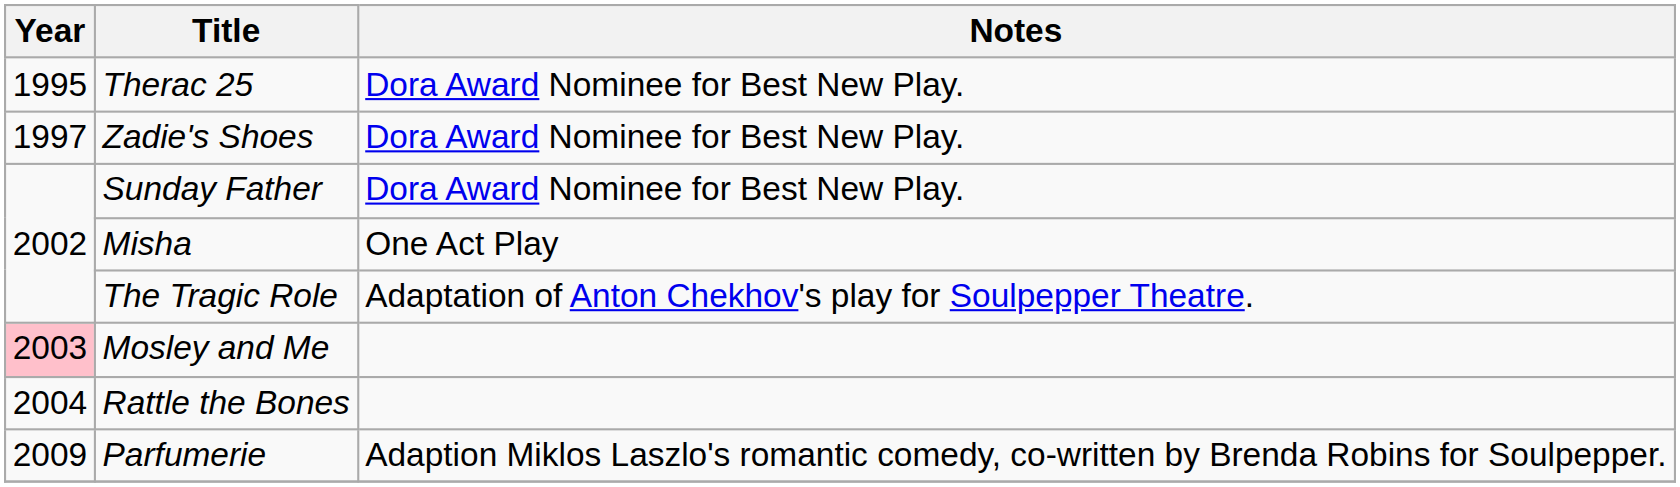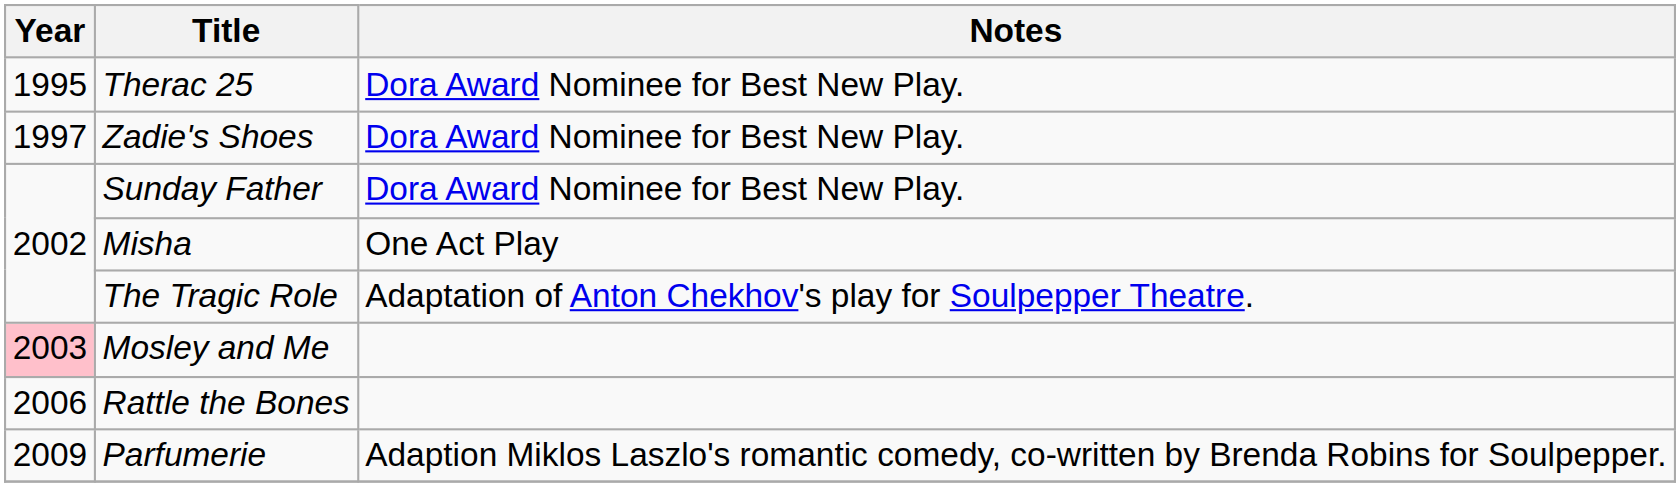(50, 402) 2004 -> (50, 402) 2006
